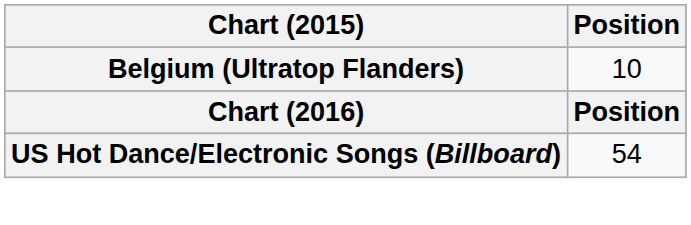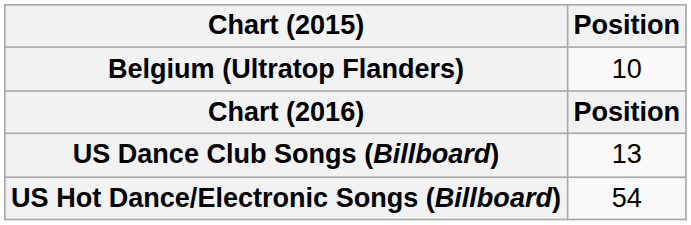+ row: (286, 154)
